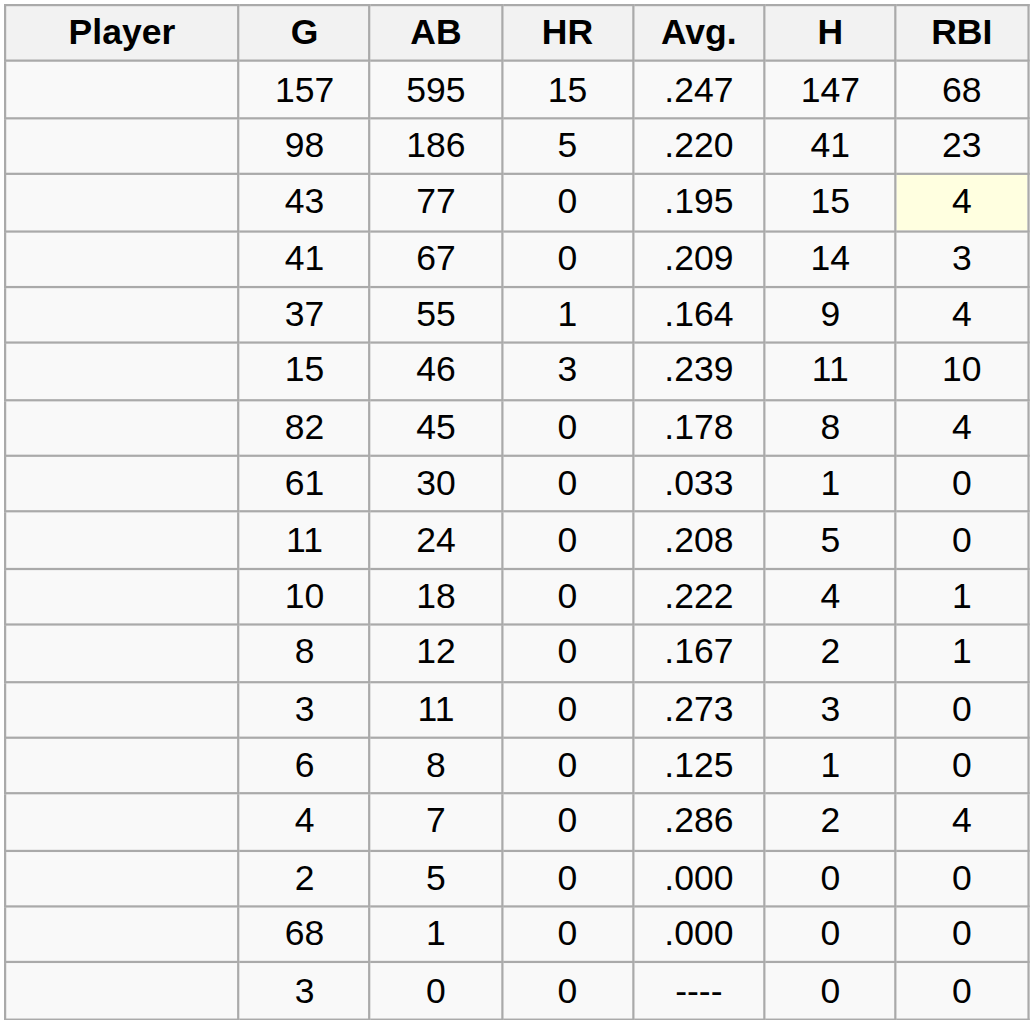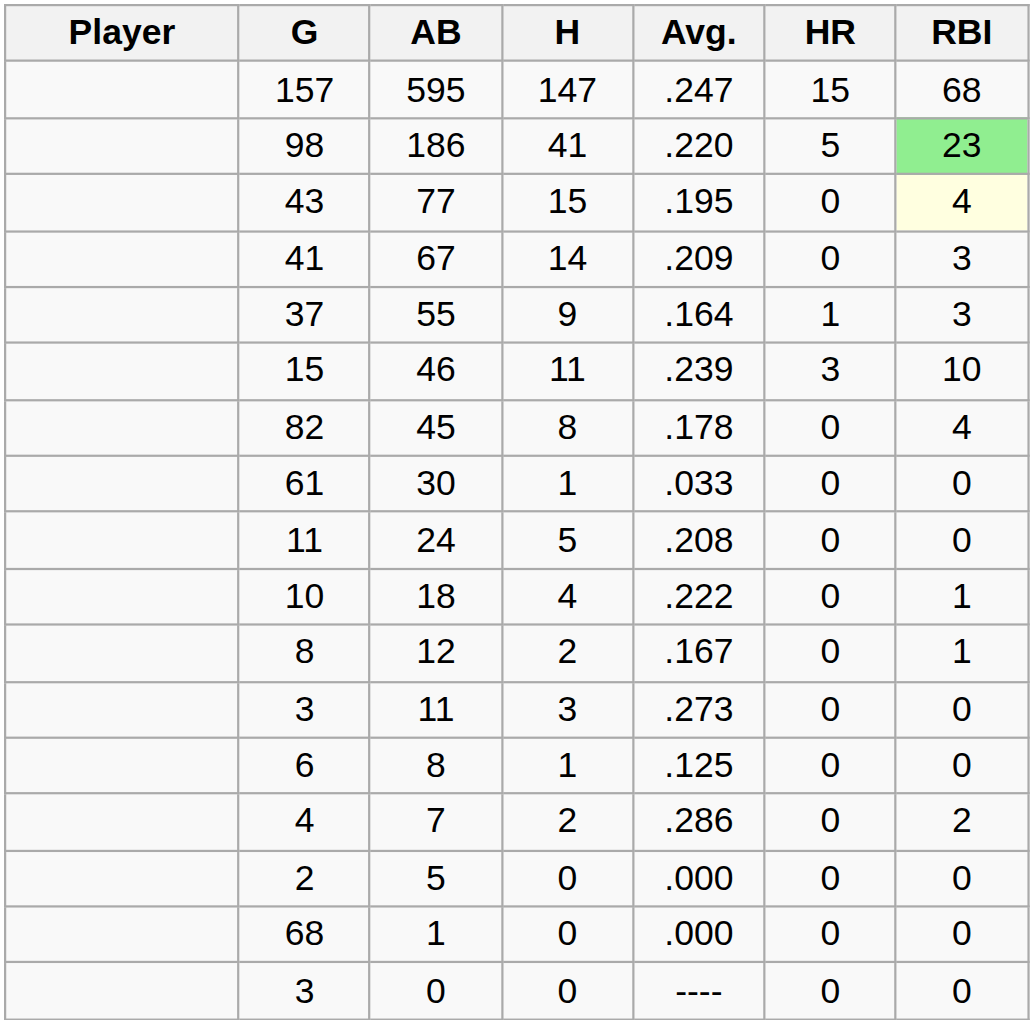columns swapped: (830, 32) <-> (567, 32)
(962, 145) no background -> (962, 145) lightgreen background
(962, 314) 4 -> (962, 314) 3
(962, 821) 4 -> (962, 821) 2
